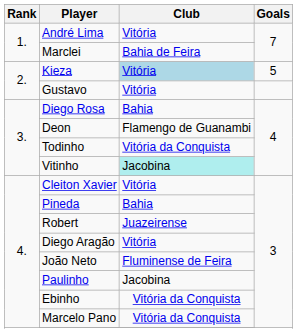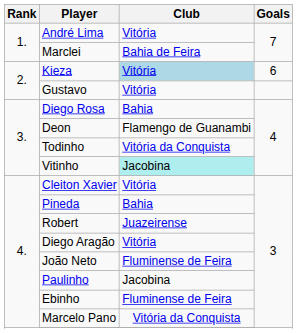(273, 71) 5 -> (273, 71) 6
(187, 299) Vitória da Conquista -> (177, 299) Fluminense de Feira
